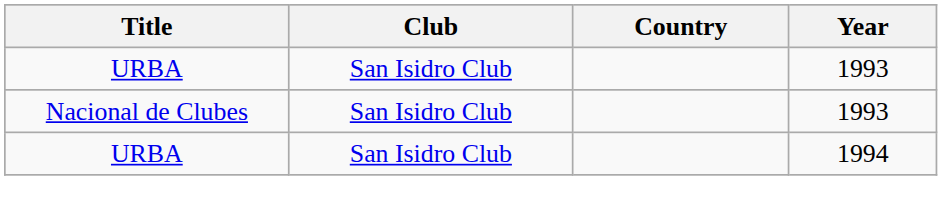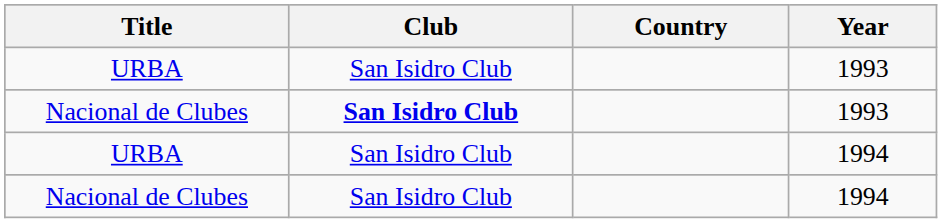(431, 111) normal -> (431, 111) bold
+ row: (147, 196)
